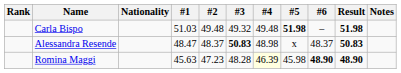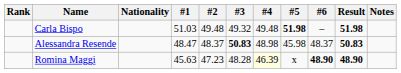(294, 44) x -> (294, 44) 45.98
(294, 60) 45.98 -> (294, 60) x
